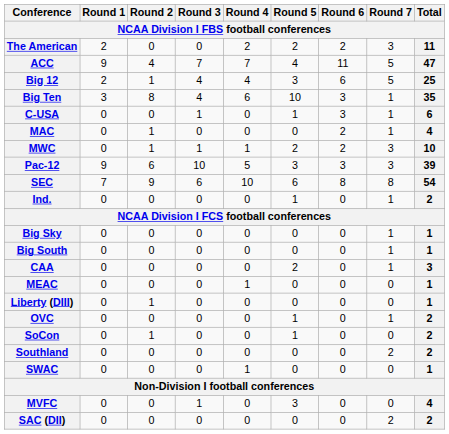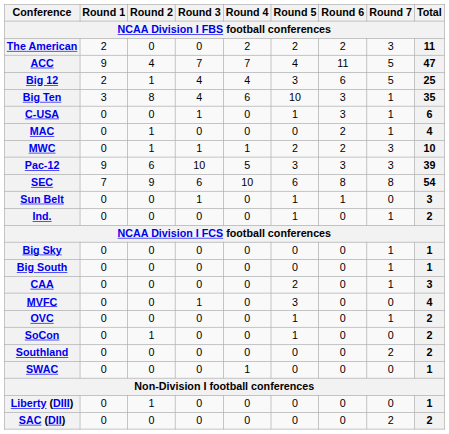+ row: (42, 200)
- row: (42, 285)
rows swapped: (42, 404) <-> (42, 302)
